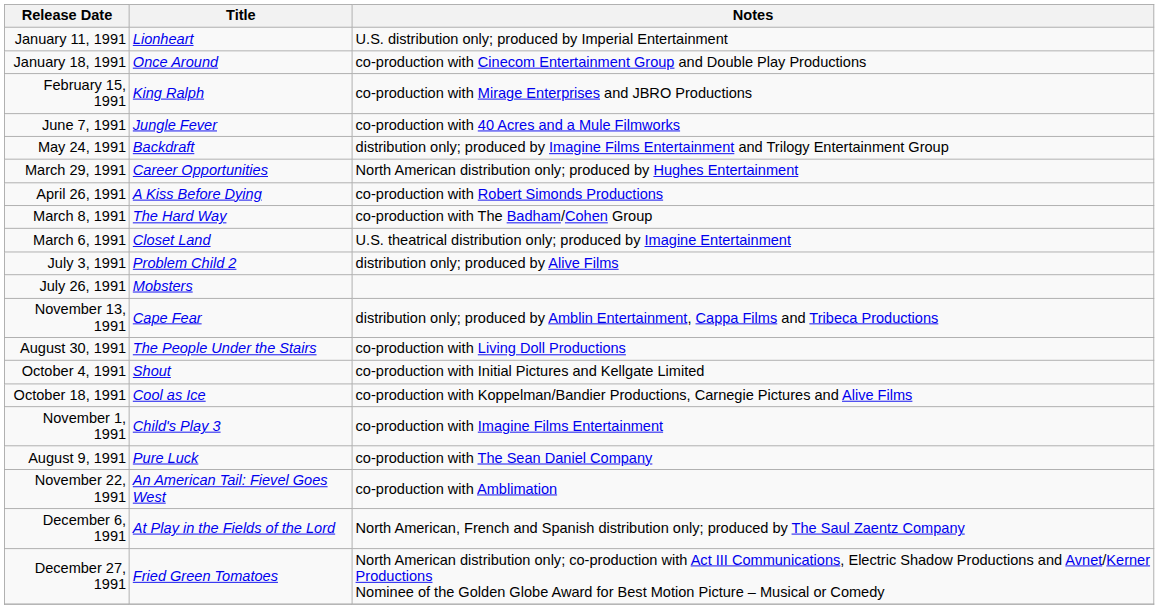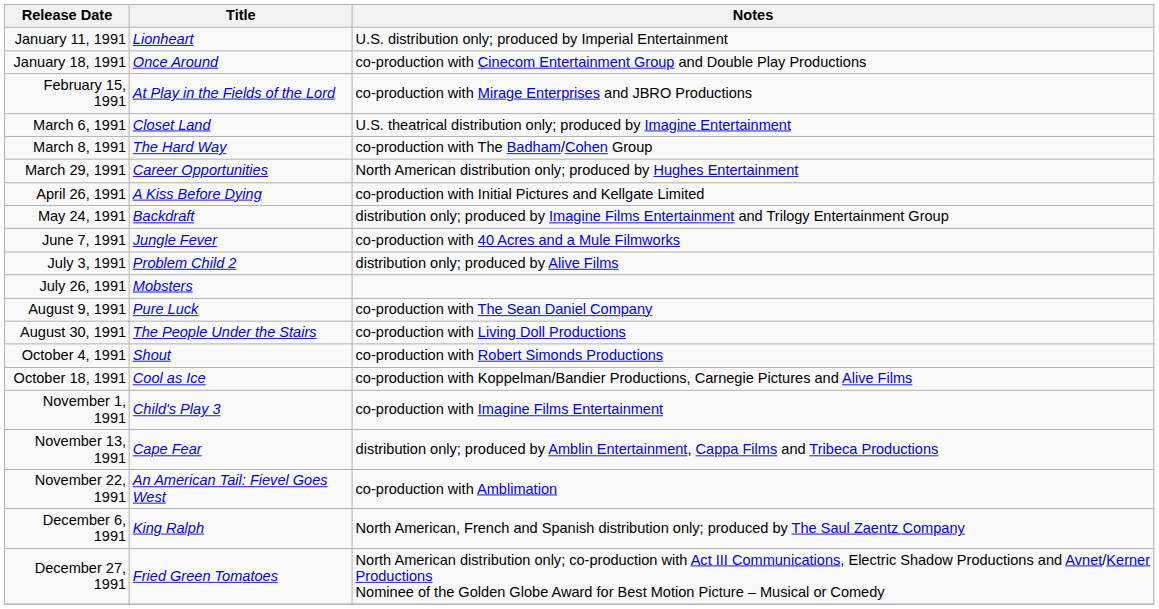(168, 93) King Ralph -> (234, 93) At Play in the Fields of the Lord
rows swapped: (80, 240) <-> (84, 124)
rows swapped: (80, 217) <-> (82, 147)
(509, 194) co-production with Robert Simonds Productions -> (530, 194) co-production with Initial Pictures and Kellgate Limited
rows swapped: (77, 457) <-> (80, 317)
(530, 372) co-production with Initial Pictures and Kellgate Limited -> (509, 355) co-production with Robert Simonds Productions
(234, 528) At Play in the Fields of the Lord -> (168, 528) King Ralph
